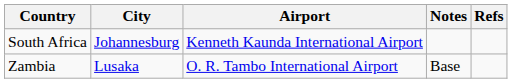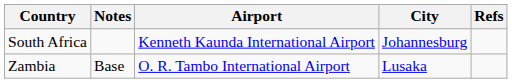columns swapped: (137, 16) <-> (449, 16)
